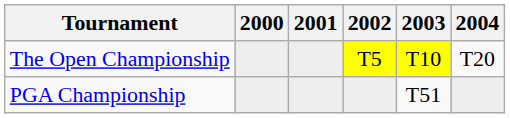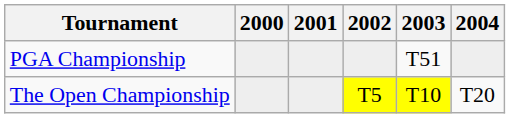rows swapped: (120, 58) <-> (98, 94)
